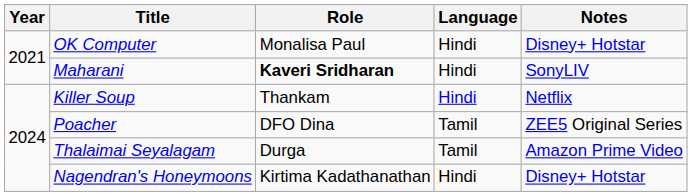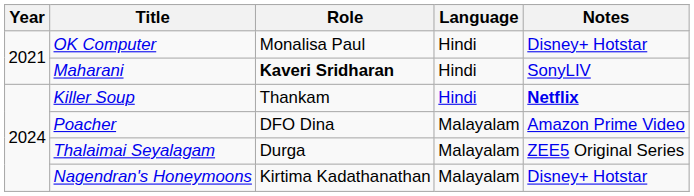(549, 97) normal -> (553, 97) bold
(458, 124) Tamil -> (479, 124) Malayalam
(604, 124) ZEE5 Original Series -> (606, 124) Amazon Prime Video
(458, 151) Tamil -> (479, 151) Malayalam
(604, 151) Amazon Prime Video -> (606, 151) ZEE5 Original Series
(457, 177) Hindi -> (479, 177) Malayalam
